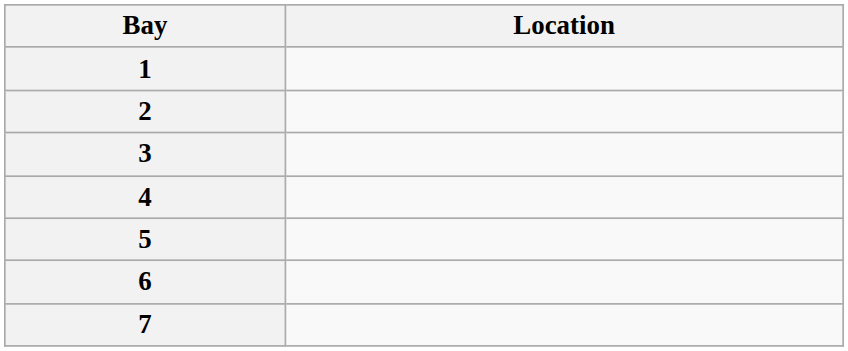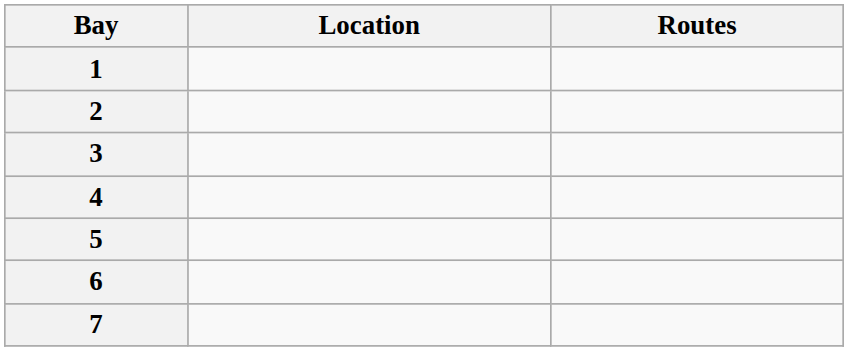+ column: (697, 25)
